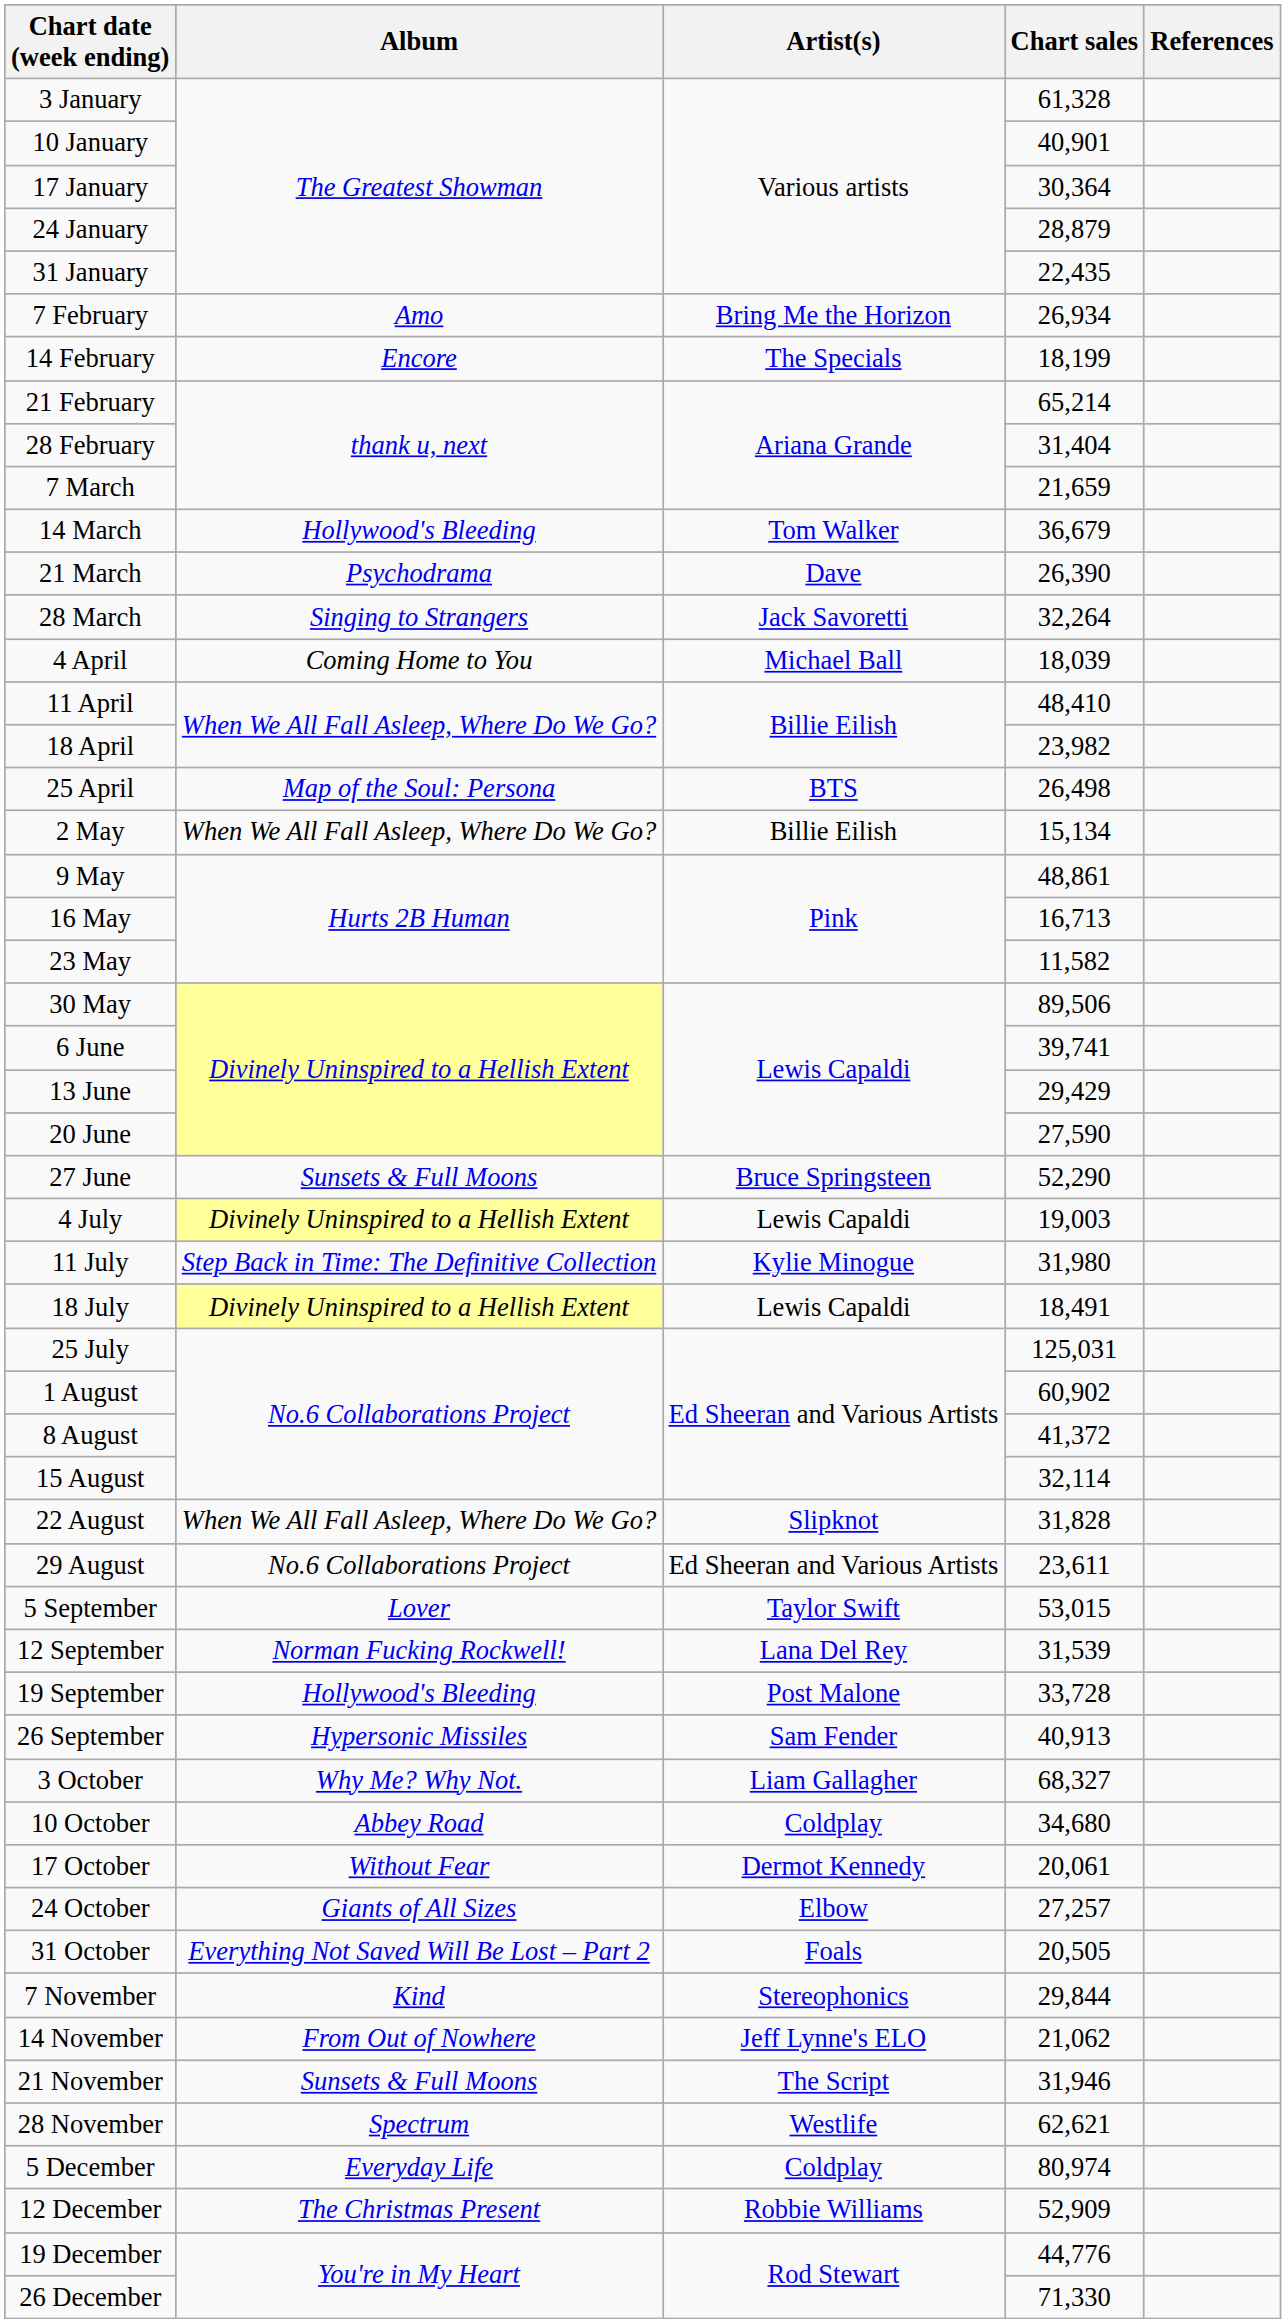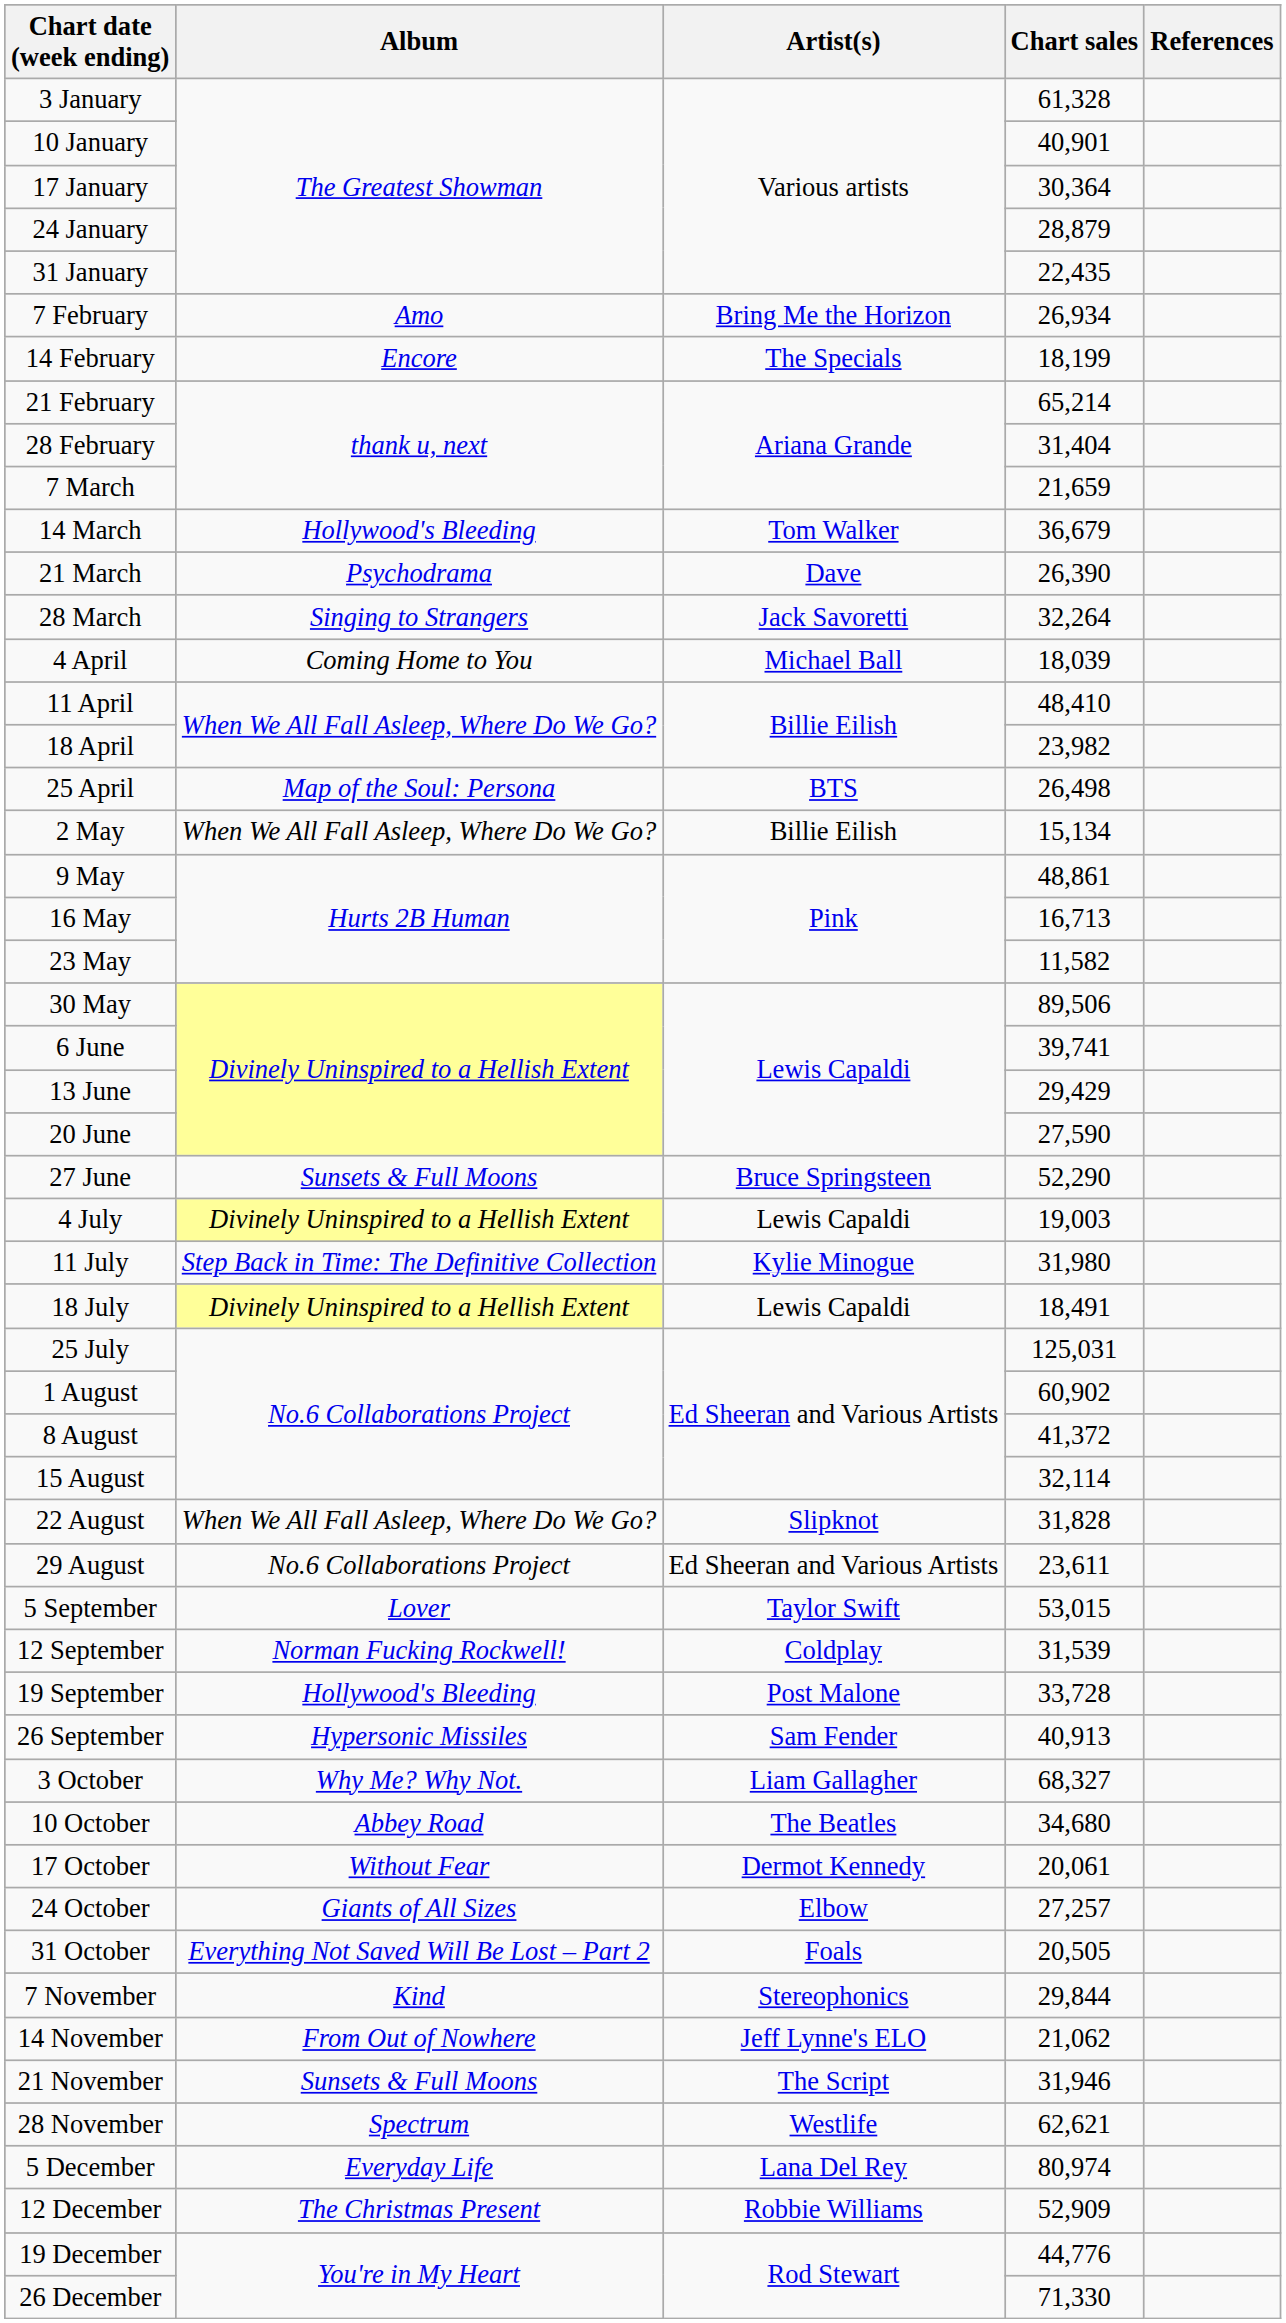(833, 1649) Lana Del Rey -> (833, 1649) Coldplay
(833, 1822) Coldplay -> (833, 1822) The Beatles
(833, 2166) Coldplay -> (833, 2166) Lana Del Rey
